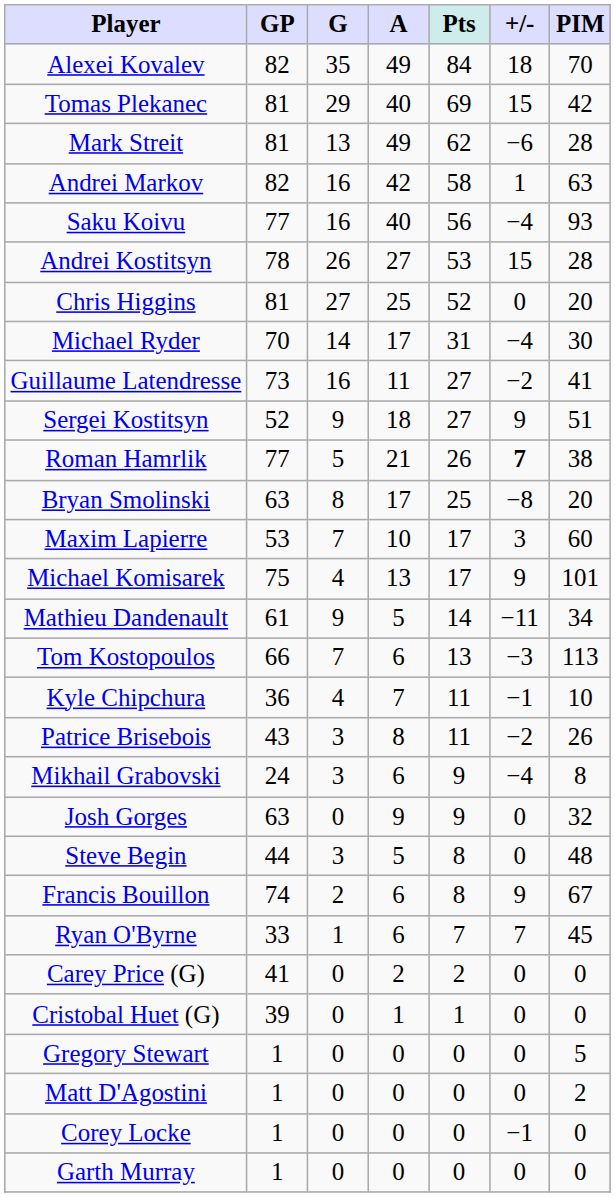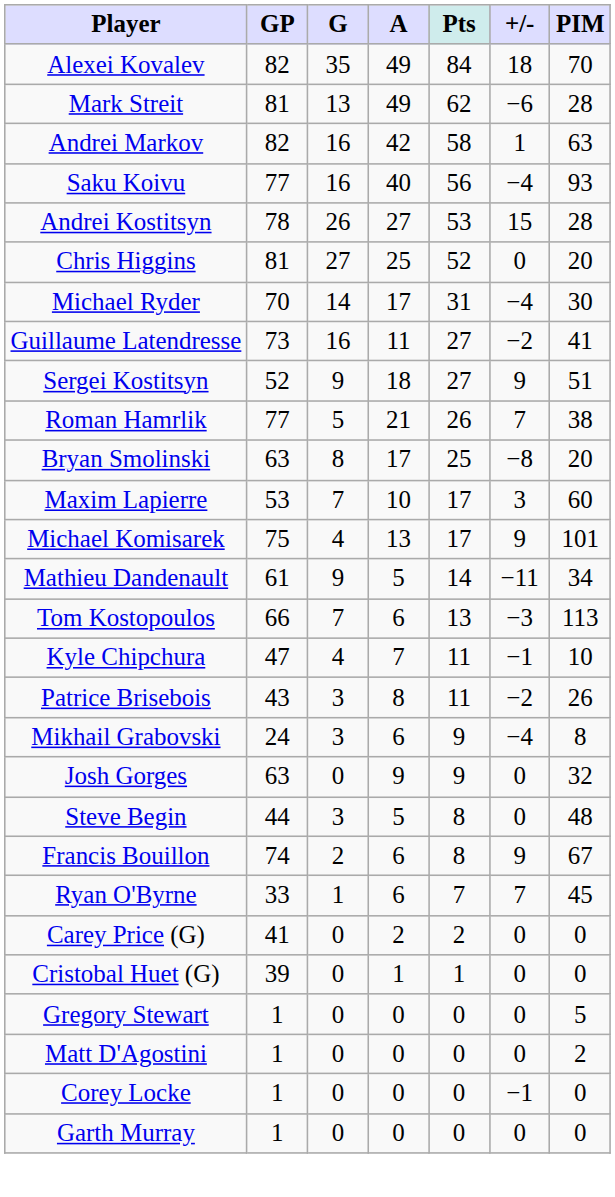- row: (126, 103)
(520, 459) bold -> (520, 420) normal
(277, 697) 36 -> (277, 657) 47
